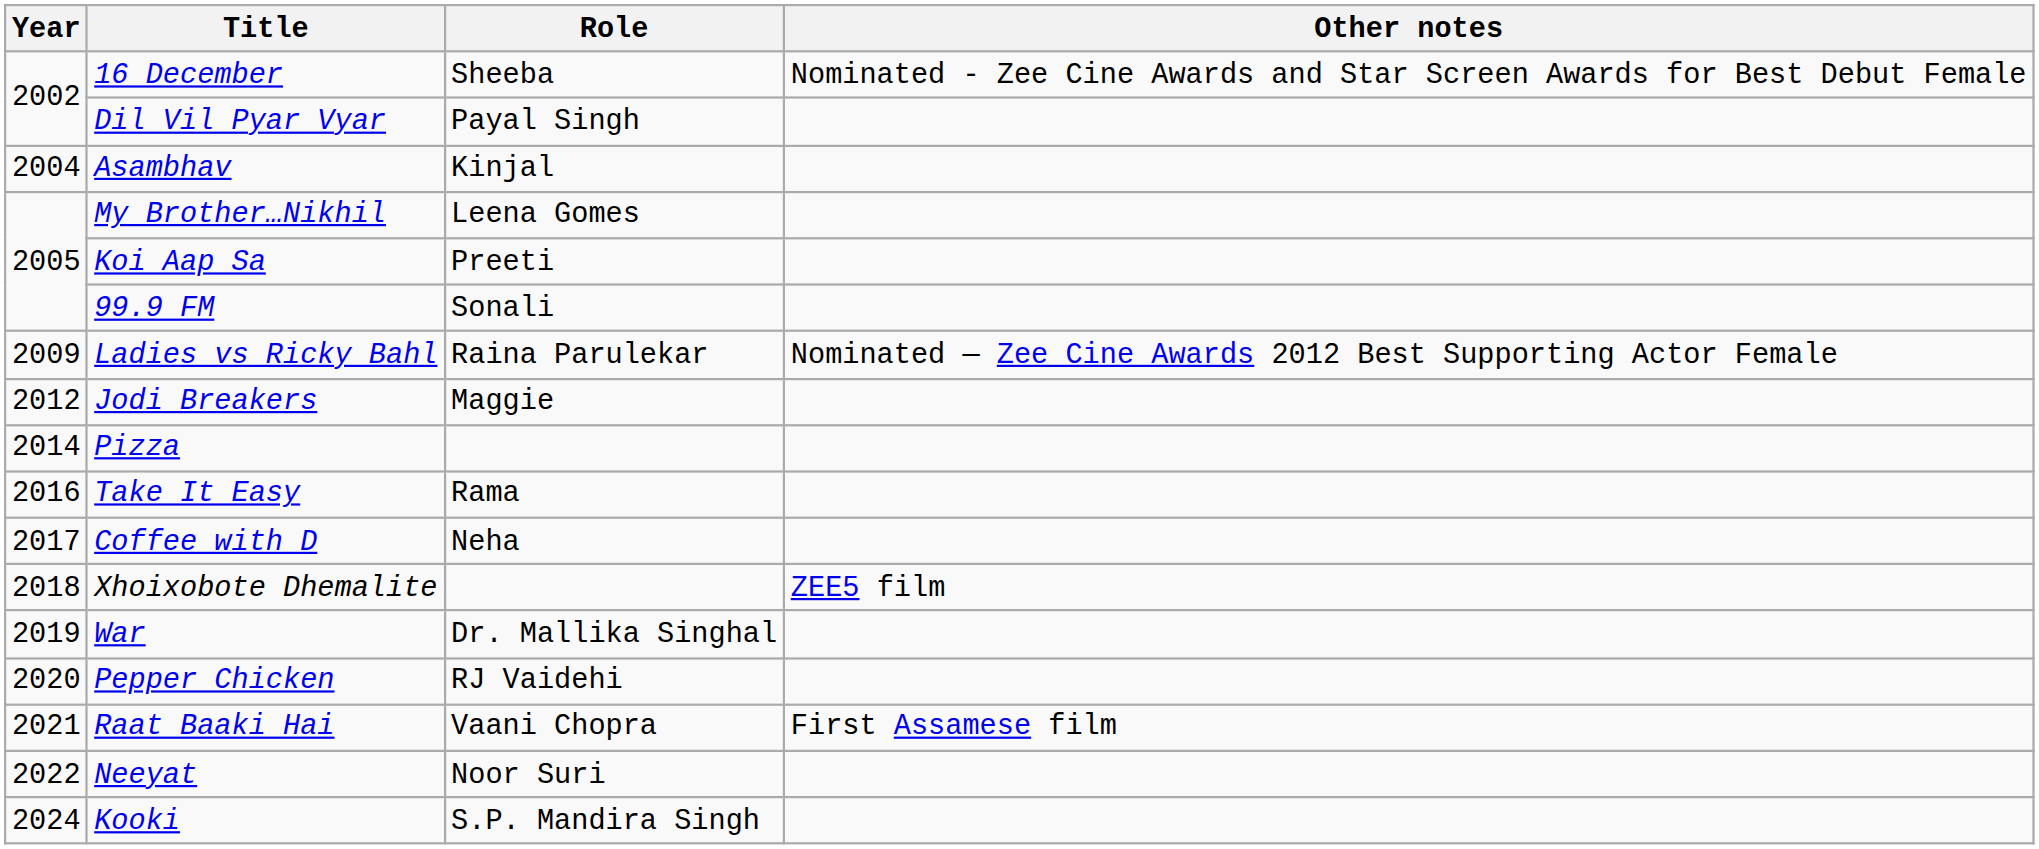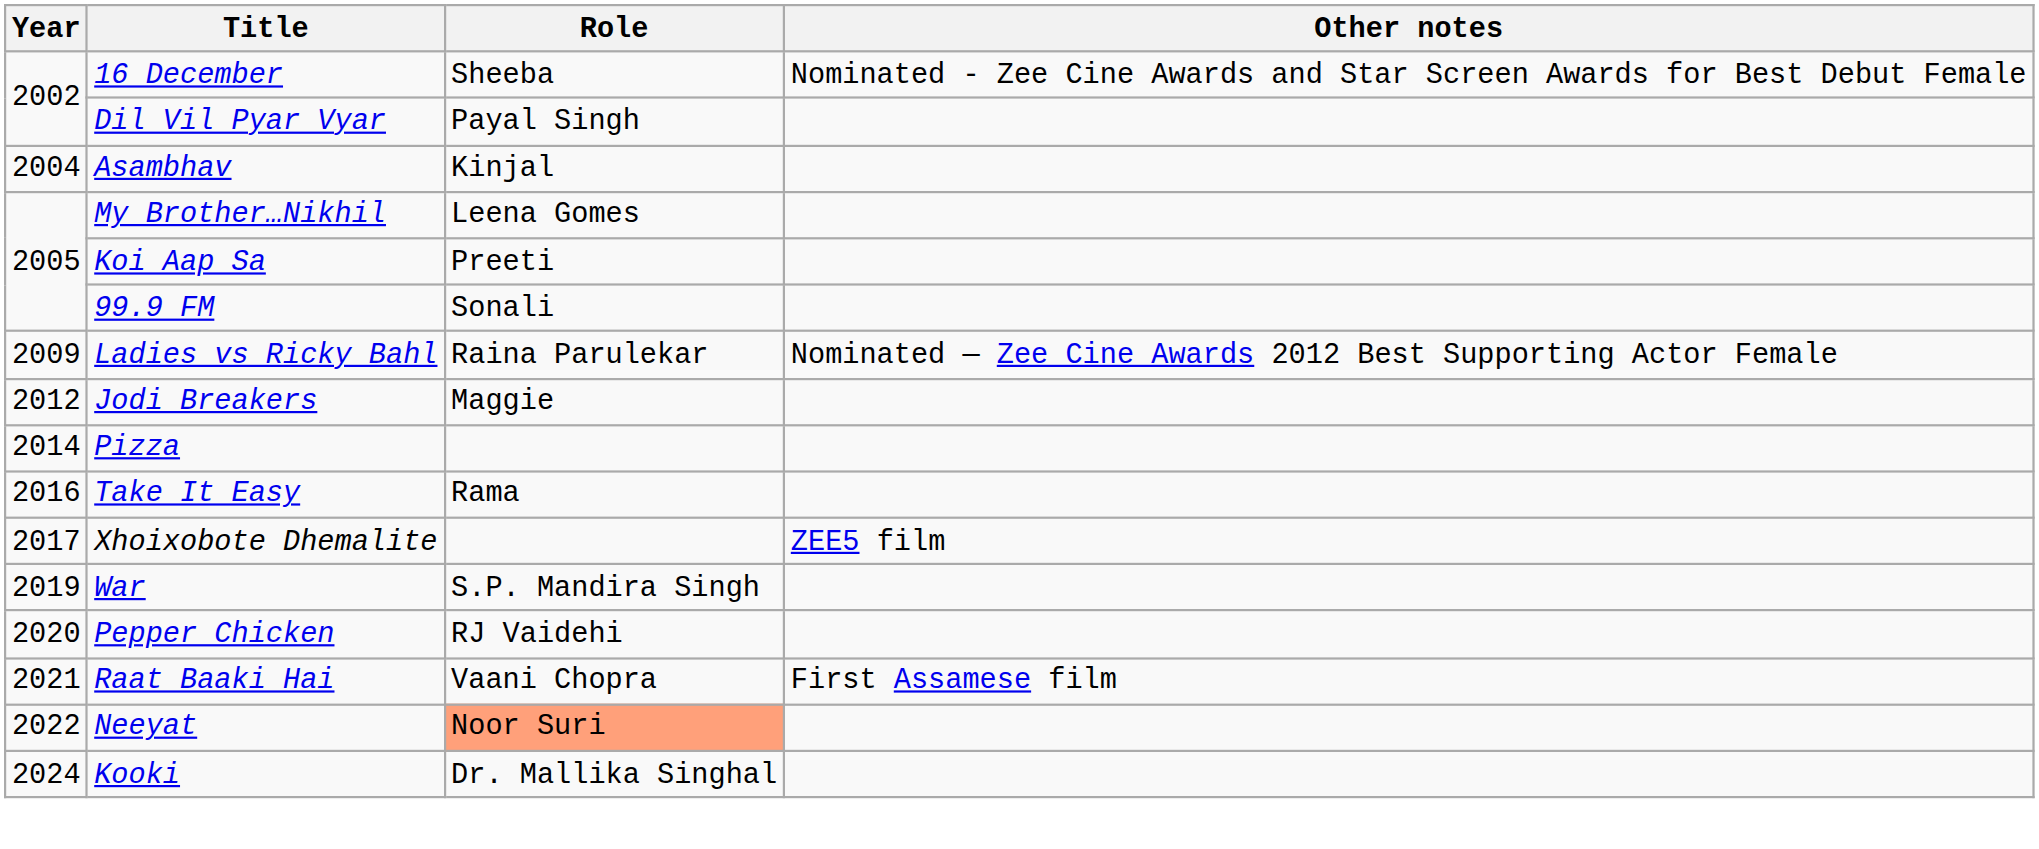- row: (206, 541)
(46, 588) 2018 -> (46, 541) 2017
(614, 634) Dr. Mallika Singhal -> (606, 588) S.P. Mandira Singh
(528, 774) no background -> (528, 728) lightsalmon background
(606, 821) S.P. Mandira Singh -> (614, 774) Dr. Mallika Singhal
